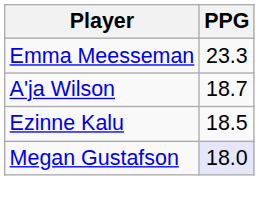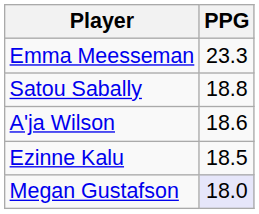+ row: (76, 89)
(227, 89) 18.7 -> (227, 123) 18.6
